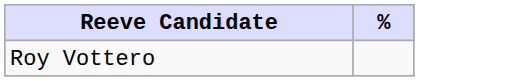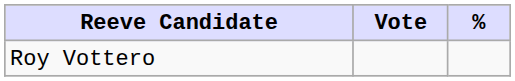+ column: (401, 23)
